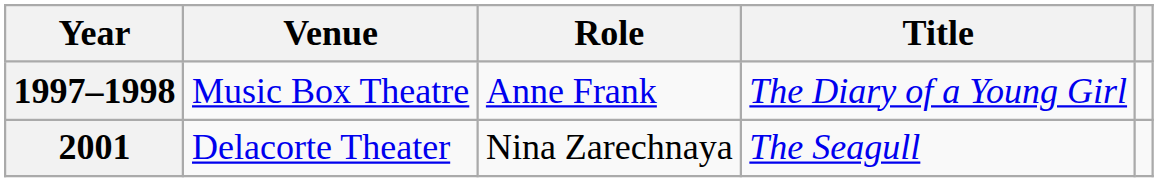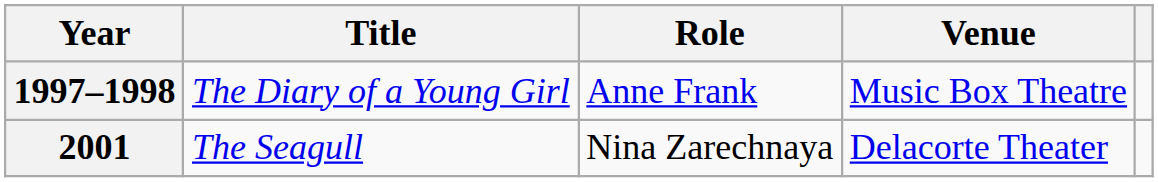columns swapped: (938, 33) <-> (331, 33)
